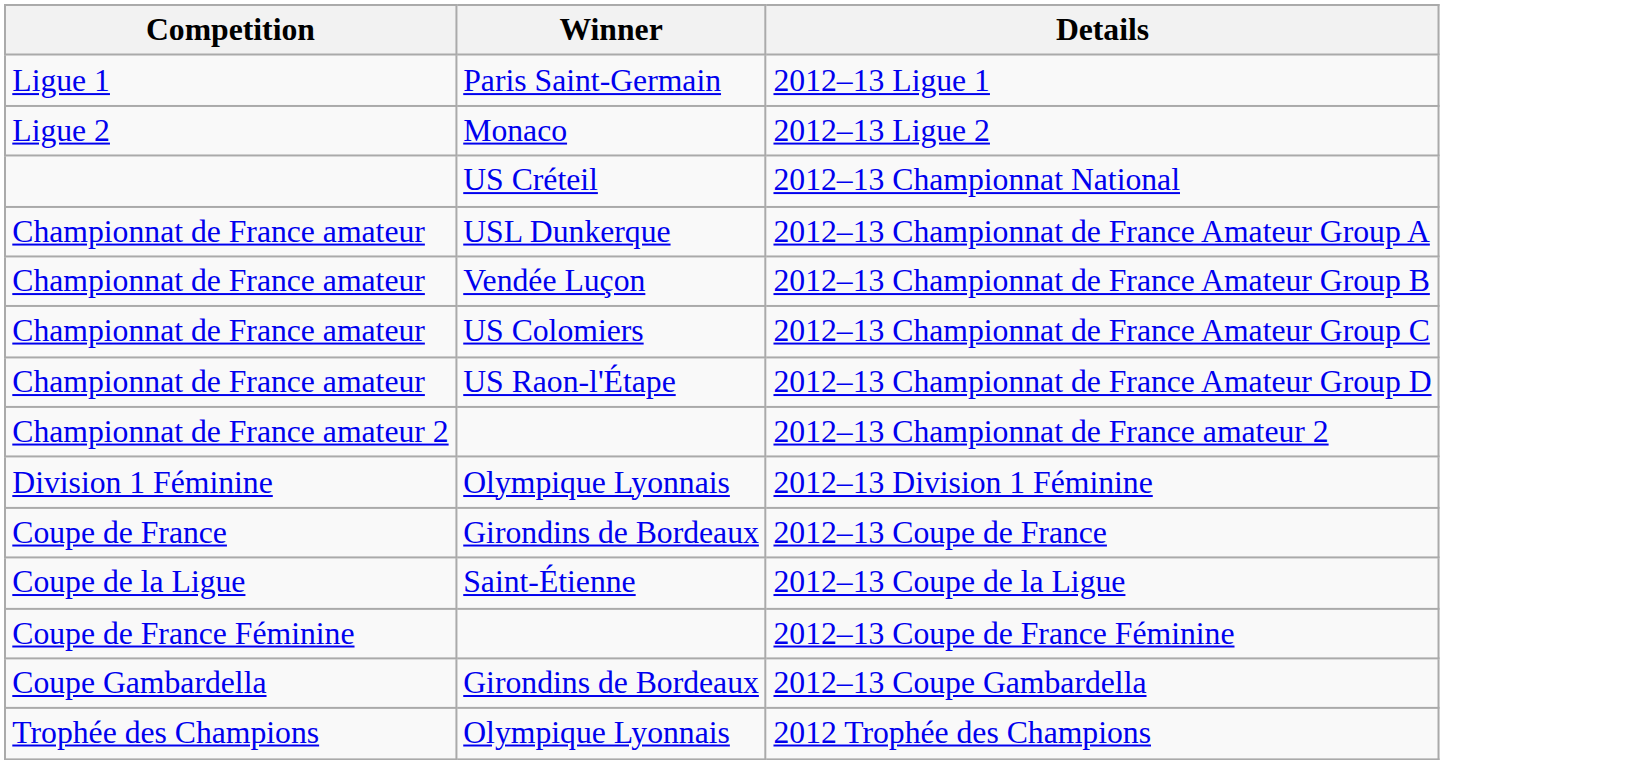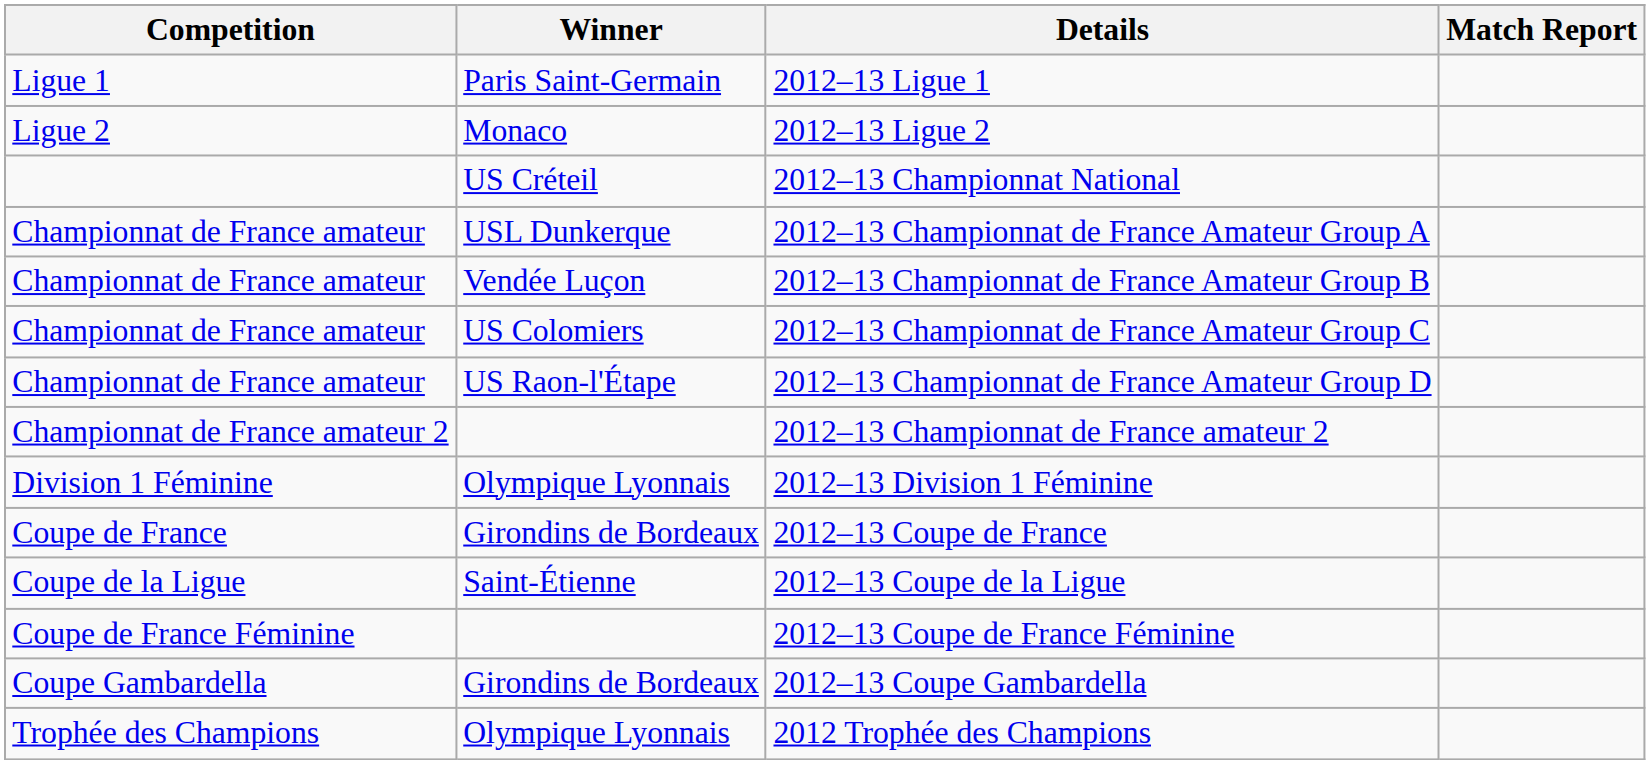+ column: (1542, 29)
